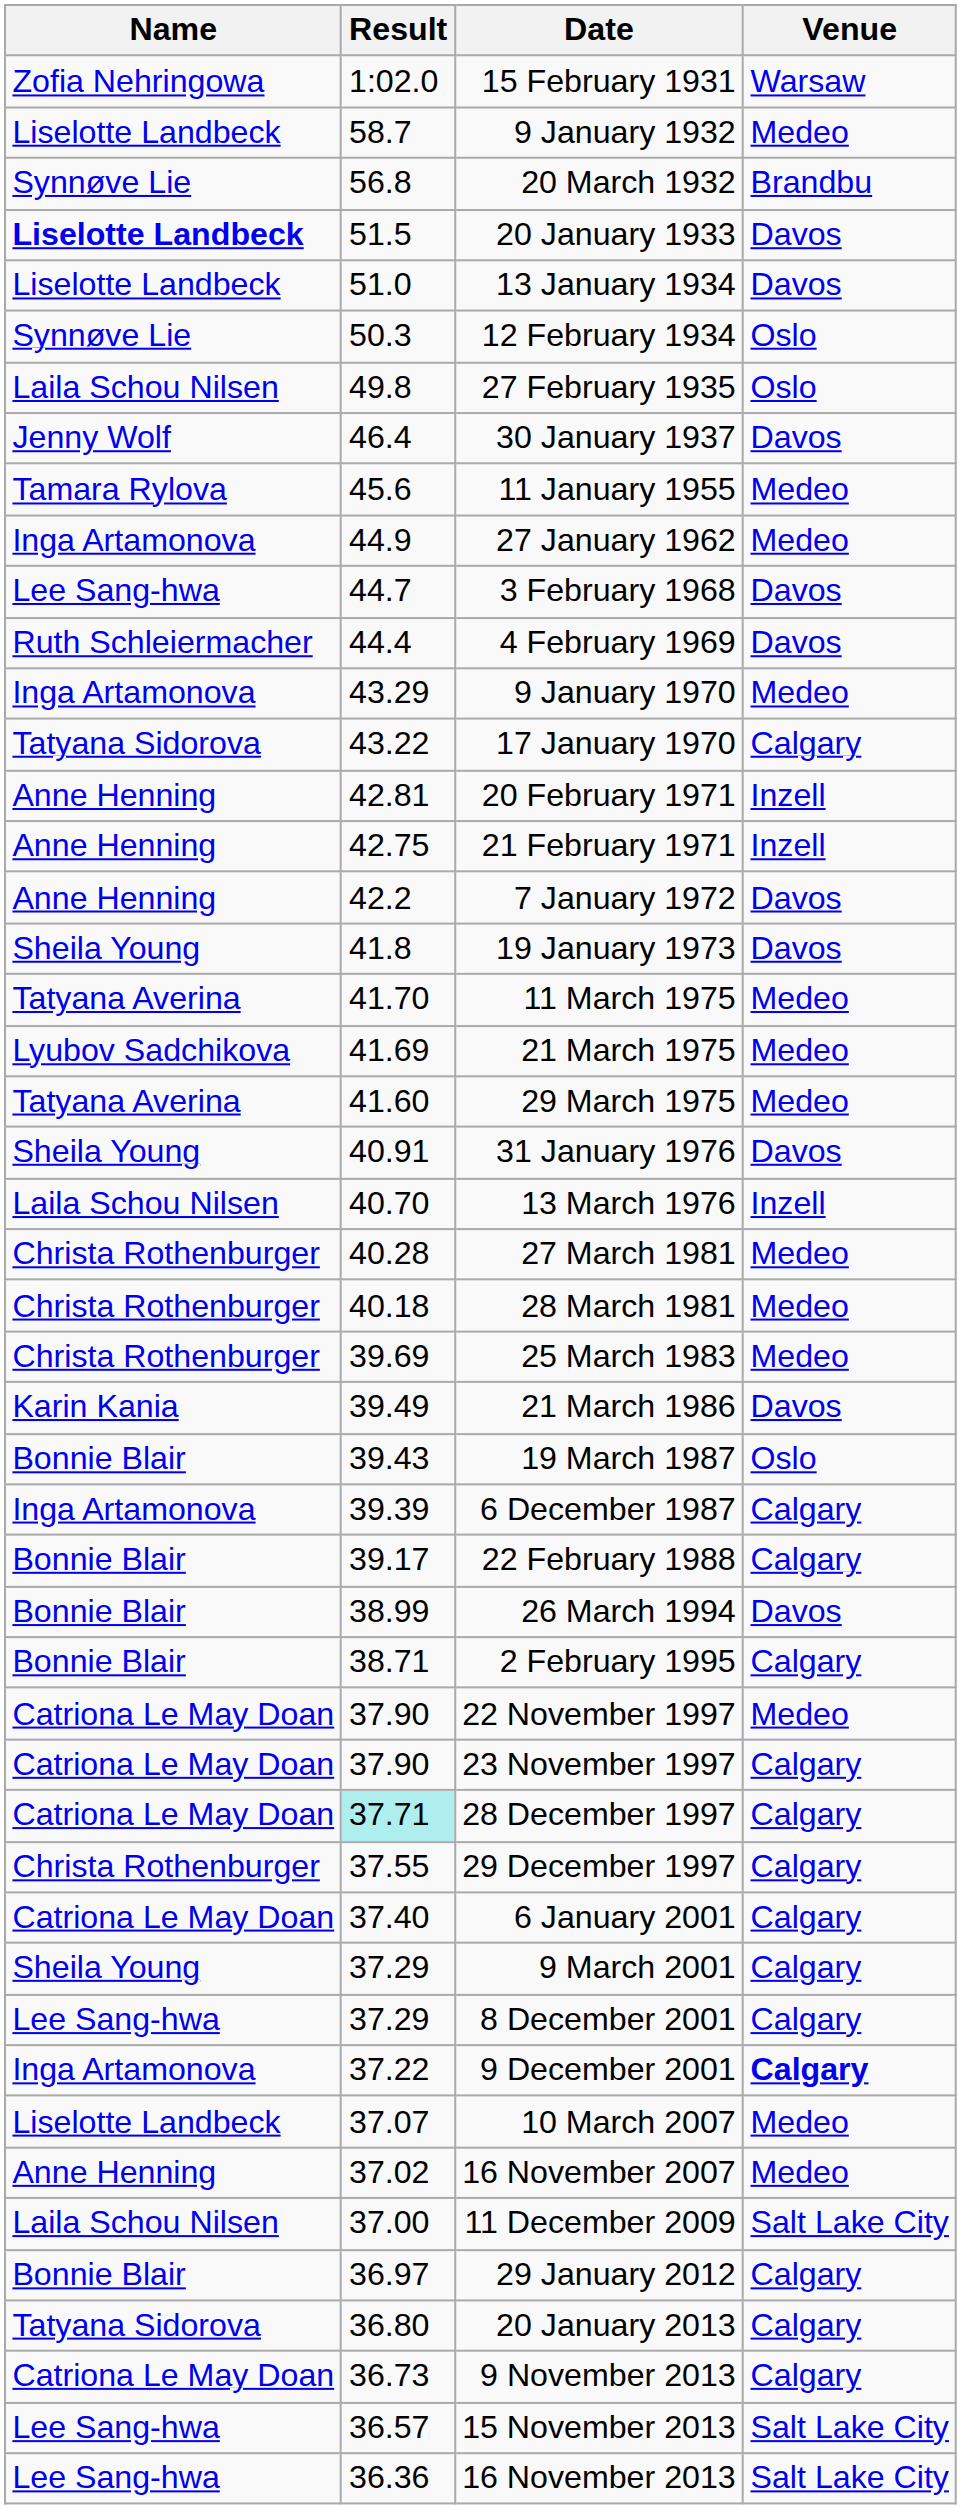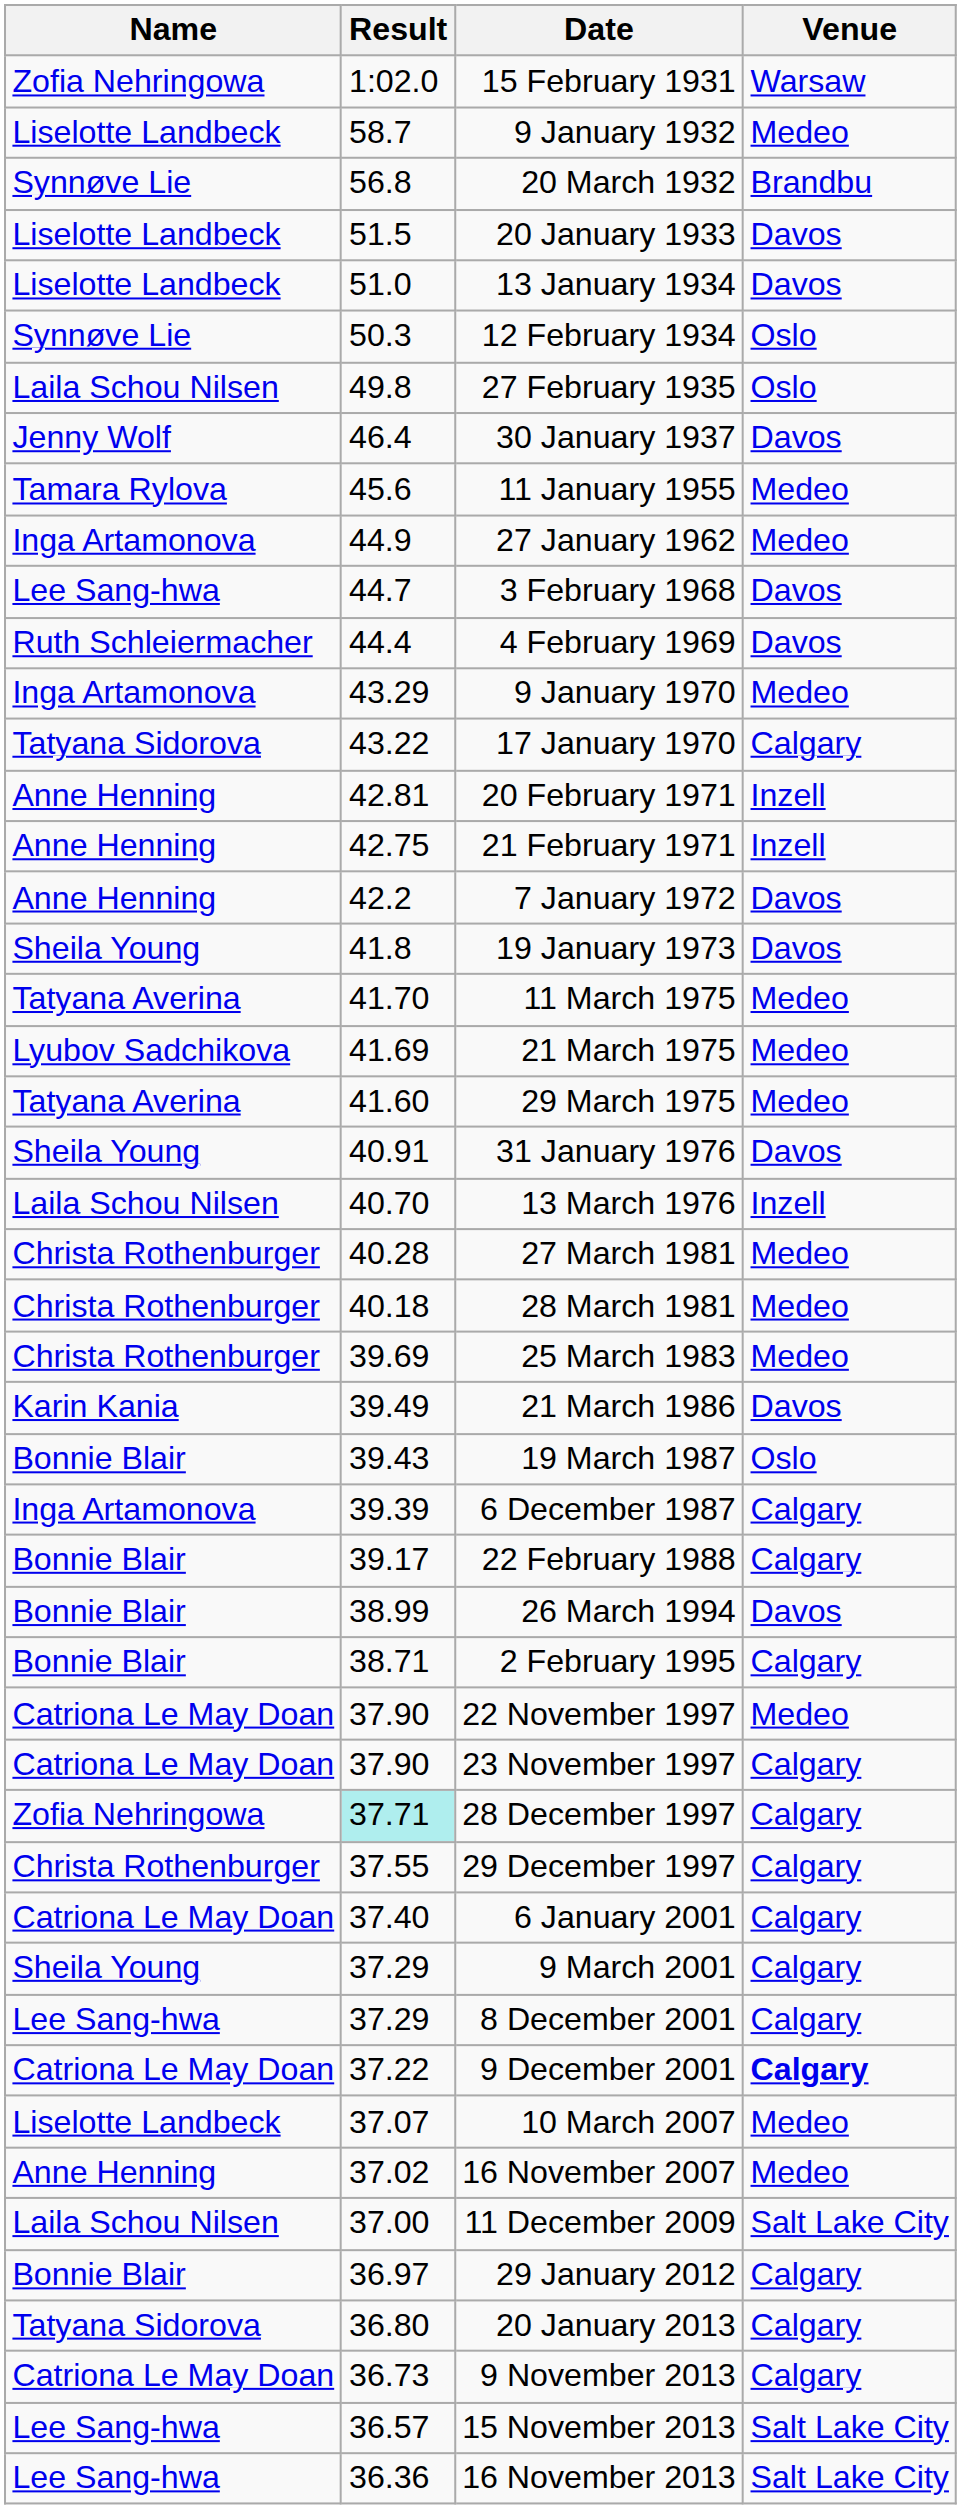(158, 234) bold -> (147, 234) normal
(173, 1815) Catriona Le May Doan -> (138, 1815) Zofia Nehringowa
(134, 2070) Inga Artamonova -> (173, 2070) Catriona Le May Doan
